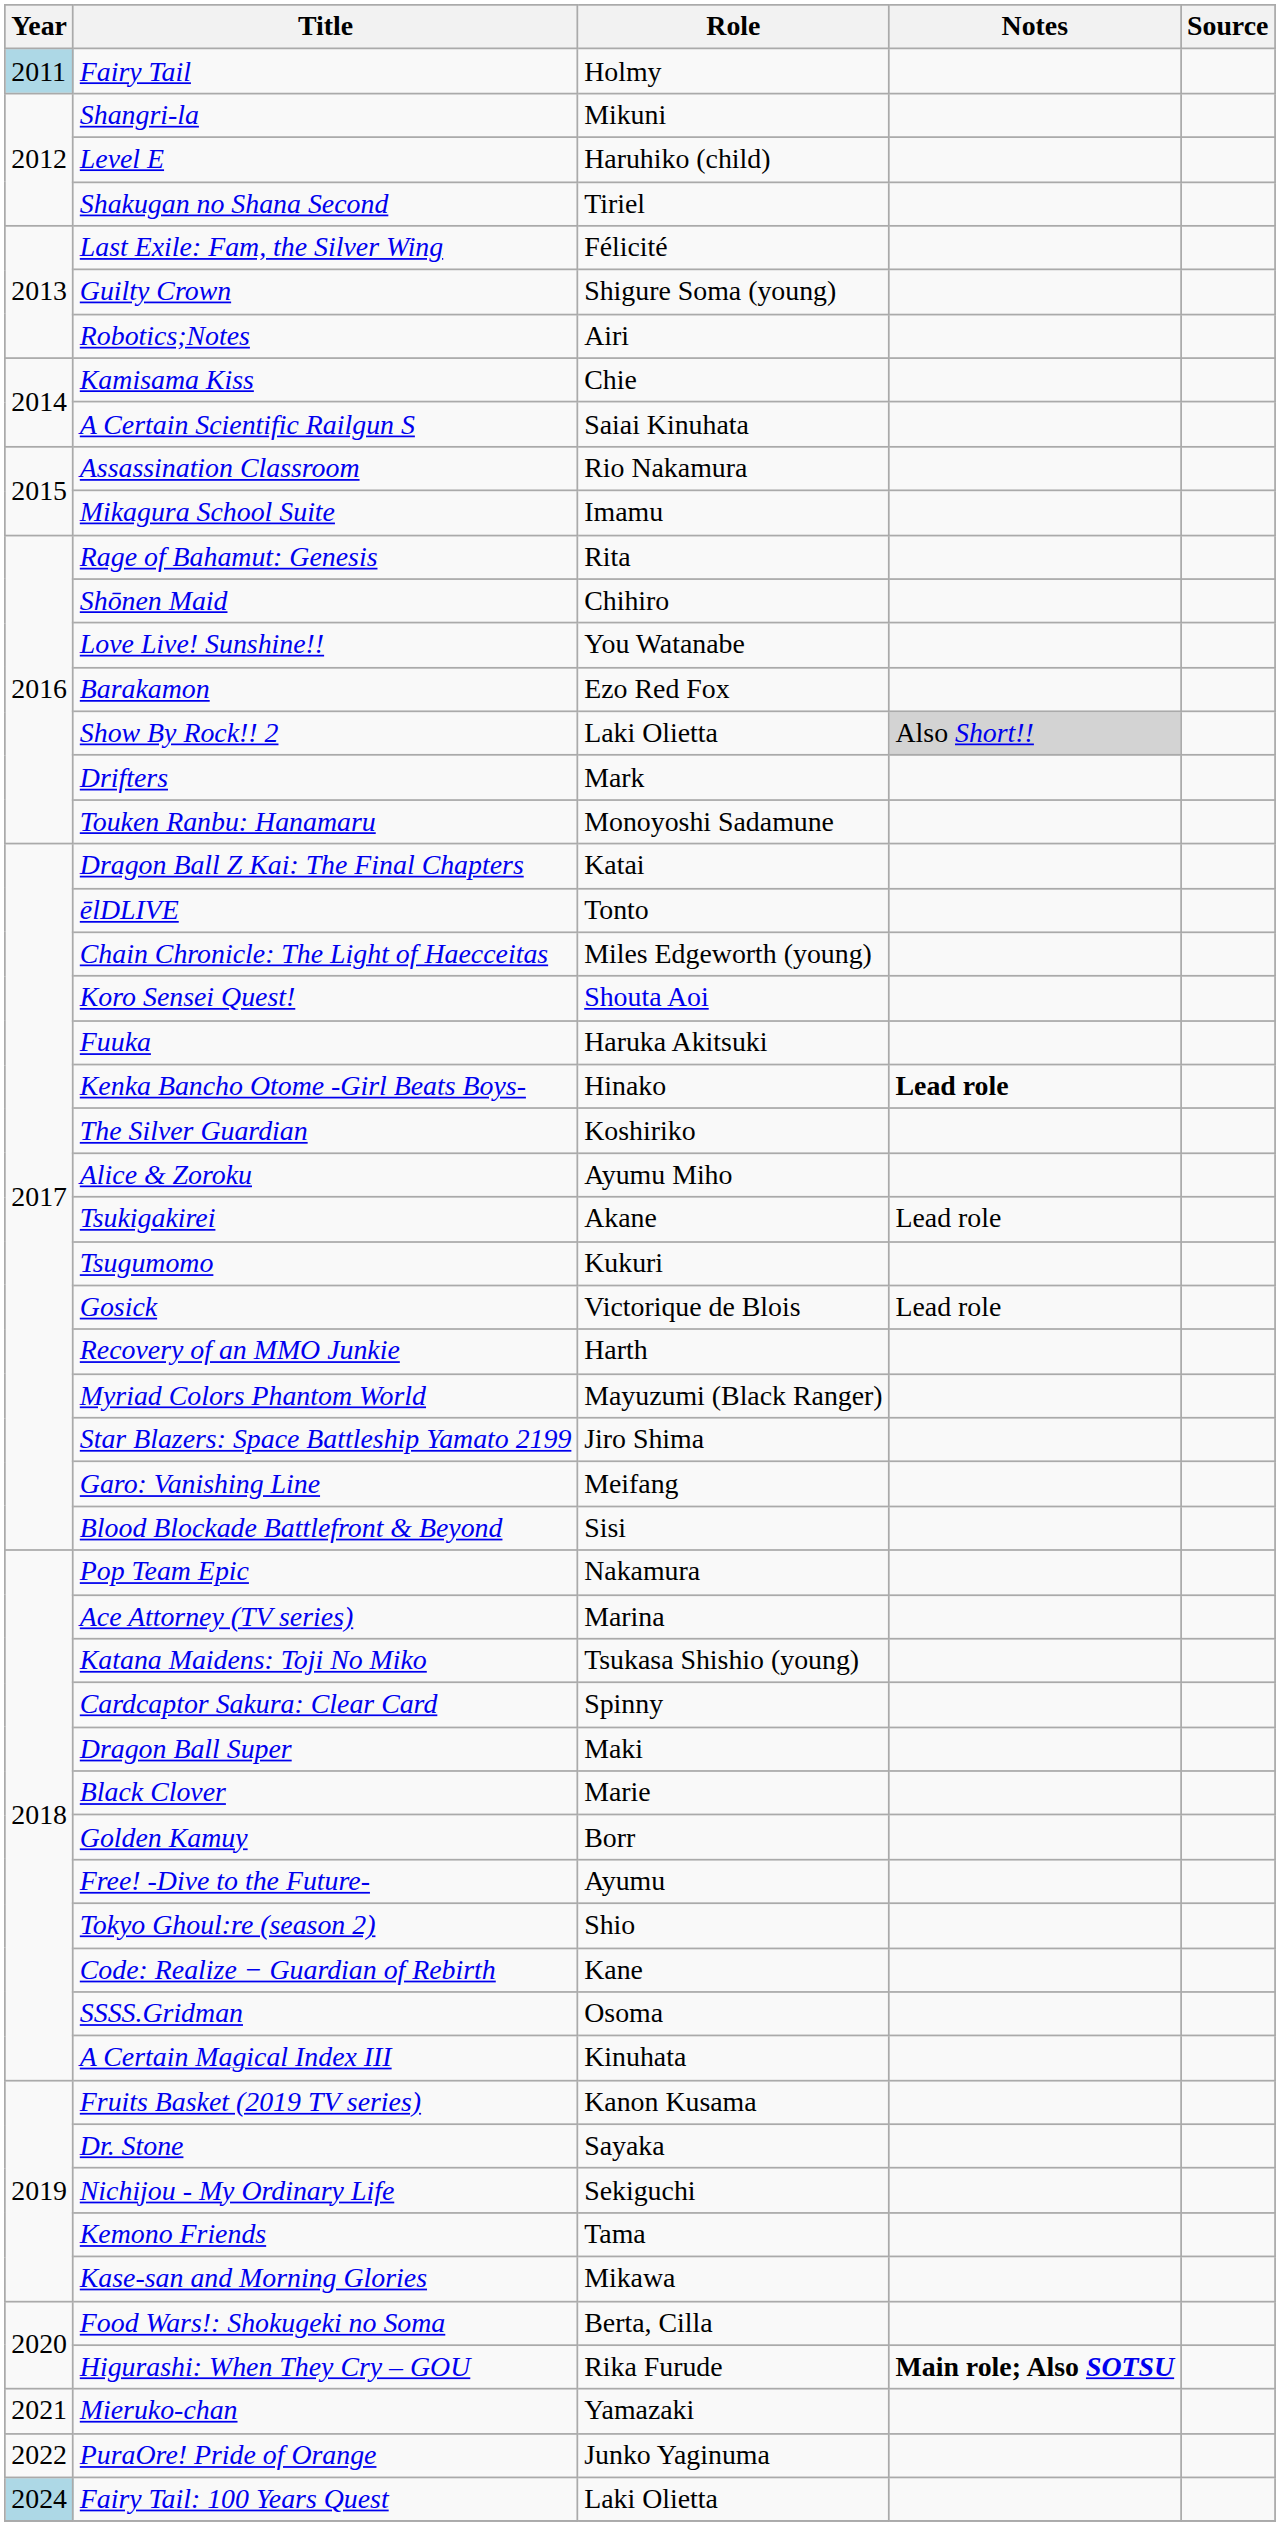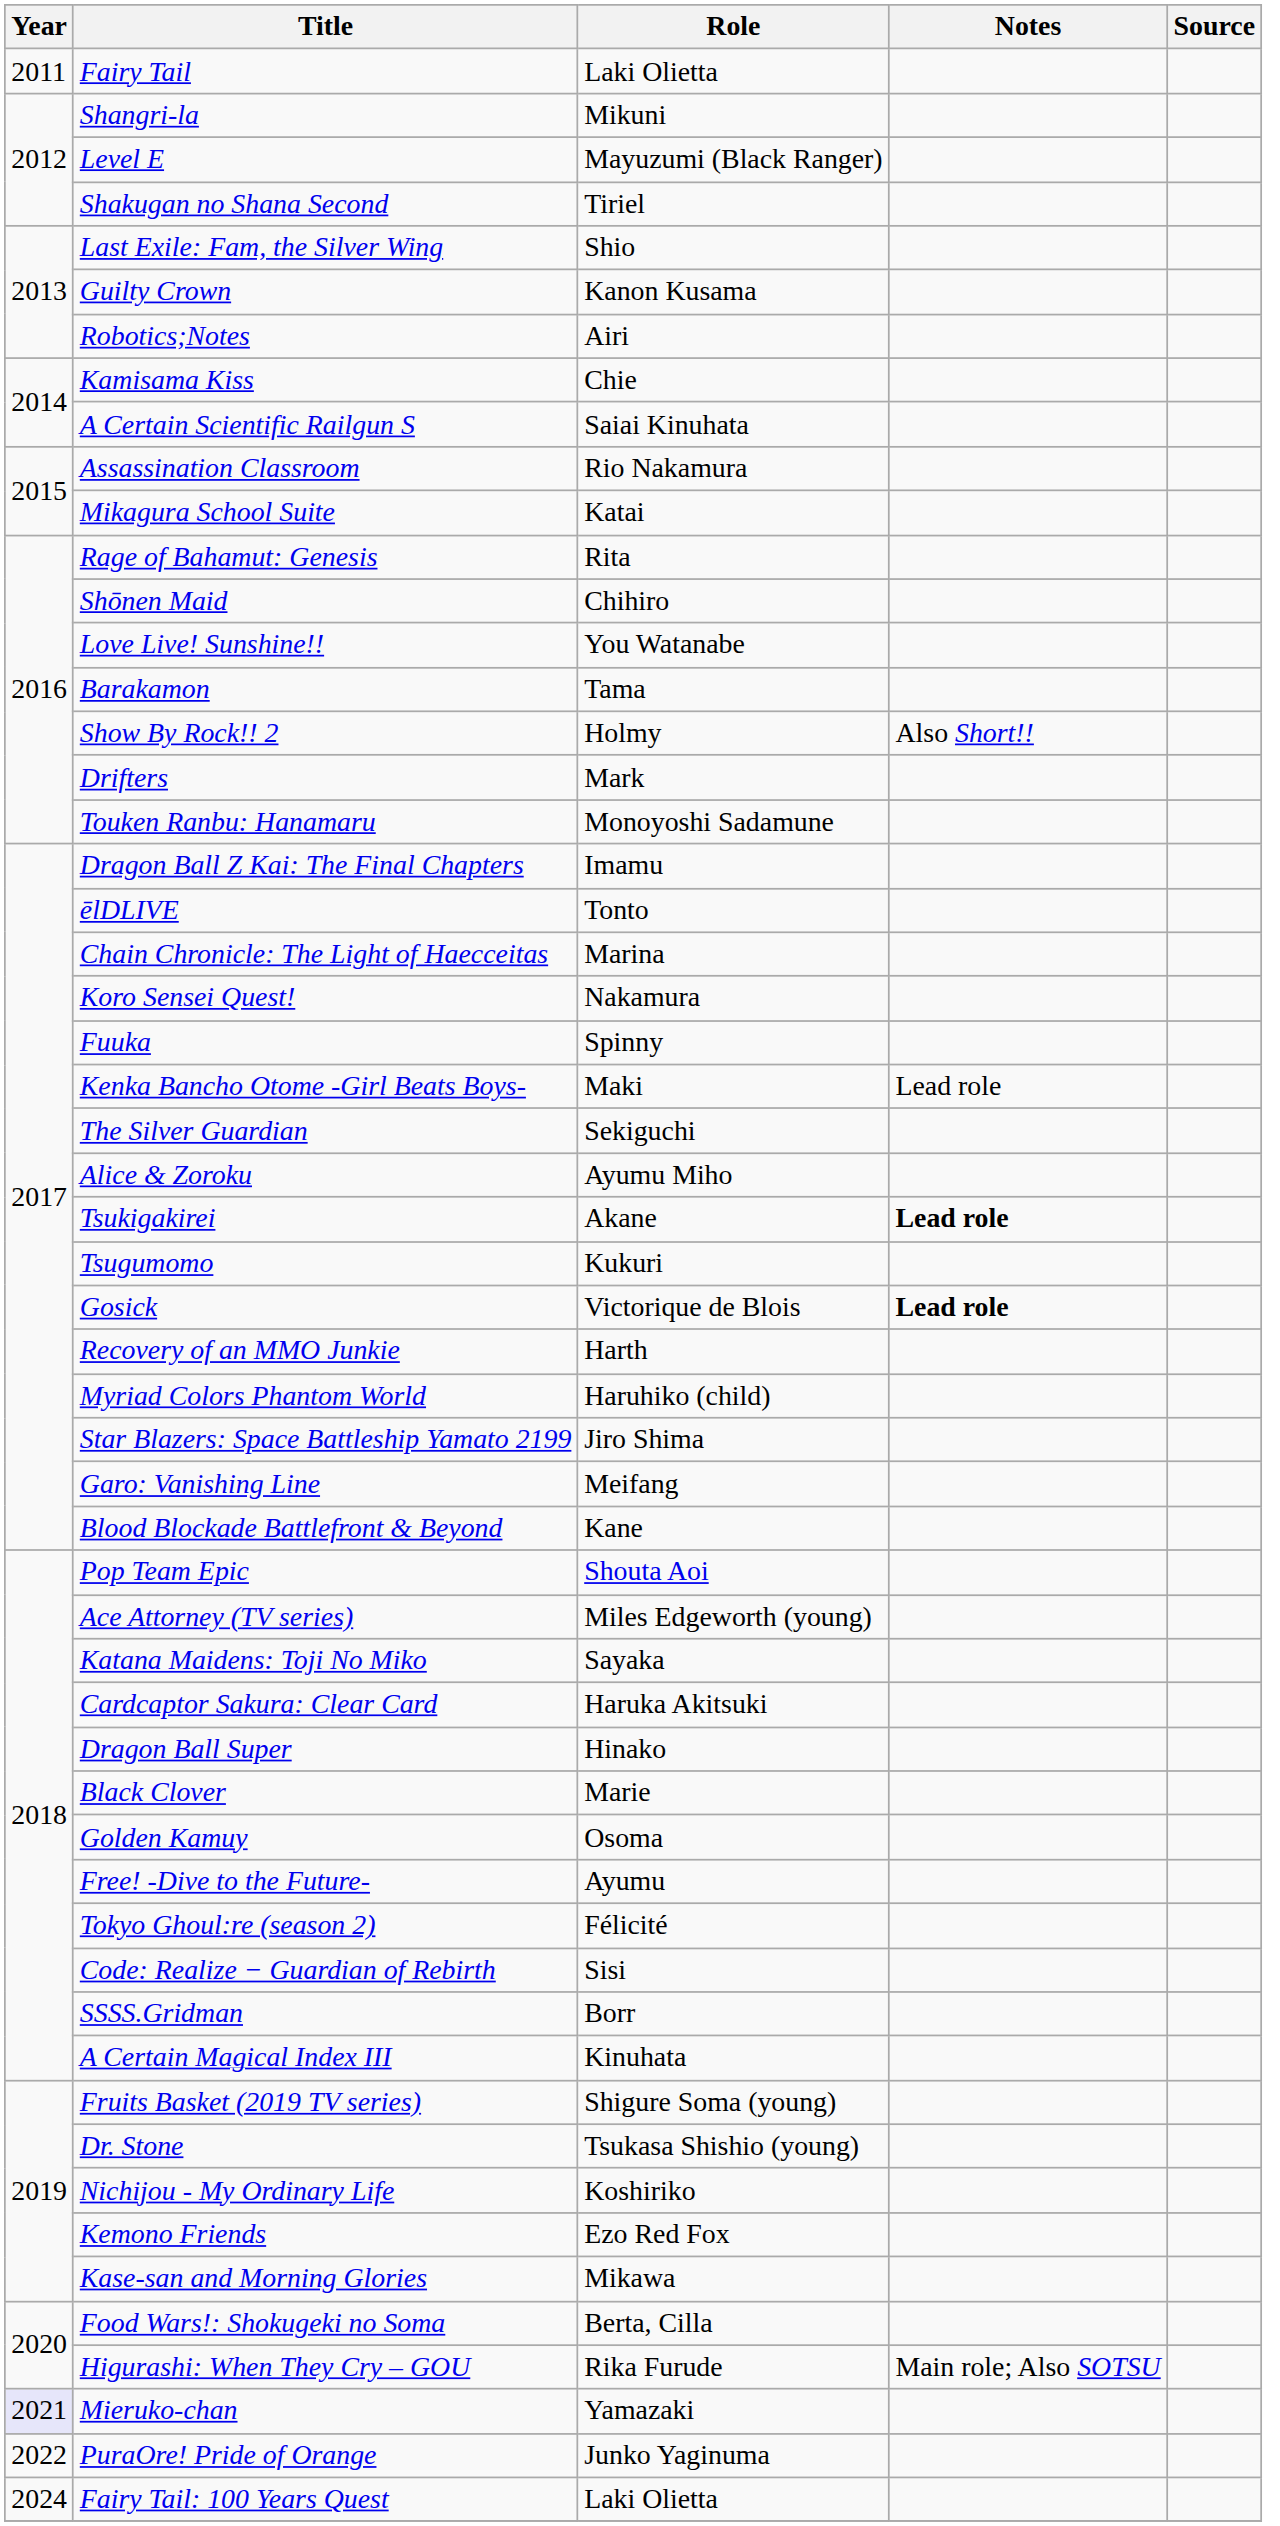(39, 70) lightblue background -> (39, 70) no background
(623, 70) Holmy -> (651, 70) Laki Olietta
(677, 159) Haruhiko (child) -> (733, 159) Mayuzumi (Black Ranger)
(626, 247) Félicité -> (610, 247) Shio
(710, 291) Shigure Soma (young) -> (670, 291) Kanon Kusama
(624, 512) Imamu -> (614, 512) Katai
(657, 688) Ezo Red Fox -> (615, 688) Tama
(651, 733) Laki Olietta -> (623, 733) Holmy
(965, 733) lightgrey background -> (965, 733) no background
(614, 865) Katai -> (624, 865) Imamu
(728, 953) Miles Edgeworth (young) -> (624, 953) Marina
(646, 997) Shouta Aoi -> (642, 997) Nakamura
(676, 1042) Haruka Akitsuki -> (624, 1042) Spinny
(625, 1086) Hinako -> (614, 1086) Maki
(952, 1086) bold -> (948, 1086) normal
(640, 1130) Koshiriko -> (640, 1130) Sekiguchi
(948, 1218) normal -> (952, 1218) bold
(948, 1306) normal -> (952, 1306) bold
(733, 1395) Mayuzumi (Black Ranger) -> (677, 1395) Haruhiko (child)
(605, 1527) Sisi -> (614, 1527) Kane
(642, 1571) Nakamura -> (646, 1571) Shouta Aoi
(624, 1616) Marina -> (728, 1616) Miles Edgeworth (young)
(722, 1660) Tsukasa Shishio (young) -> (624, 1660) Sayaka
(624, 1704) Spinny -> (676, 1704) Haruka Akitsuki
(614, 1748) Maki -> (625, 1748) Hinako
(610, 1836) Borr -> (624, 1836) Osoma
(610, 1925) Shio -> (626, 1925) Félicité
(614, 1969) Kane -> (605, 1969) Sisi
(624, 2013) Osoma -> (610, 2013) Borr
(670, 2101) Kanon Kusama -> (710, 2101) Shigure Soma (young)
(624, 2145) Sayaka -> (722, 2145) Tsukasa Shishio (young)
(640, 2190) Sekiguchi -> (640, 2190) Koshiriko
(615, 2234) Tama -> (657, 2234) Ezo Red Fox
(1035, 2366) bold -> (1028, 2366) normal
(39, 2410) no background -> (39, 2410) lavender background
(39, 2499) lightblue background -> (39, 2499) no background
